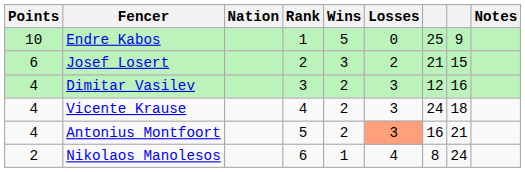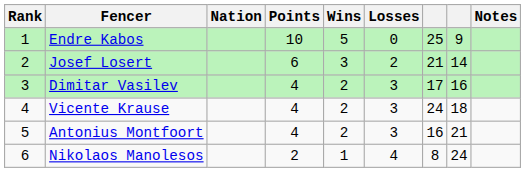columns swapped: (303, 16) <-> (34, 16)
(459, 63) 15 -> (459, 63) 14
(435, 86) 12 -> (435, 86) 17
(394, 133) lightsalmon background -> (394, 133) no background
